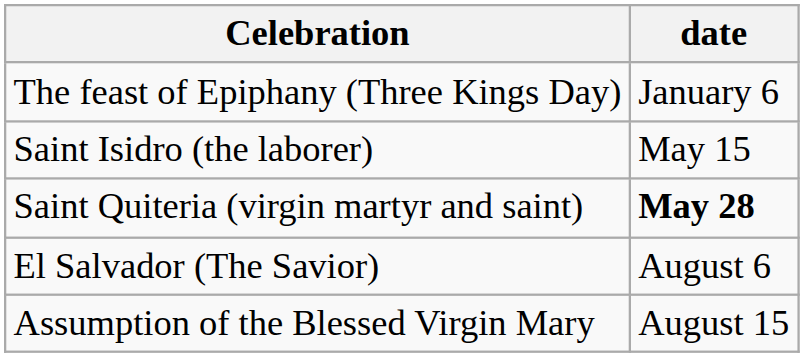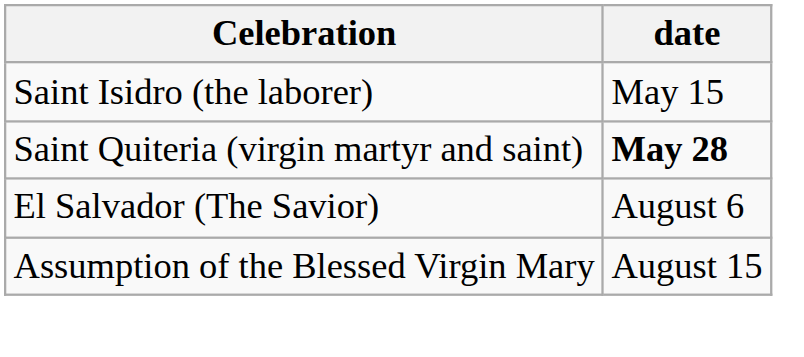- row: (317, 91)
